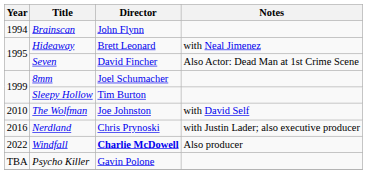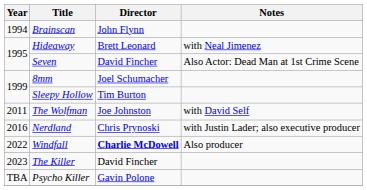(17, 111) 2010 -> (17, 111) 2011
+ row: (54, 161)
